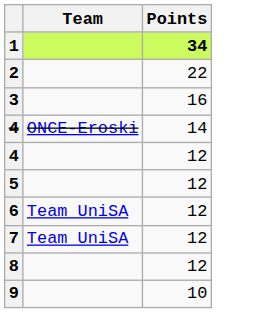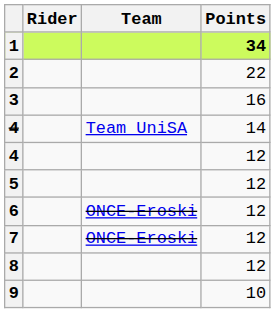+ column: (52, 18)
(83, 129) ONCE-Eroski -> (136, 129) Team UniSA
(78, 211) Team UniSA -> (141, 211) ONCE-Eroski
(78, 239) Team UniSA -> (141, 239) ONCE-Eroski
